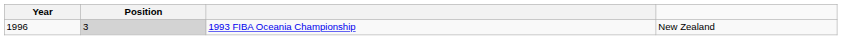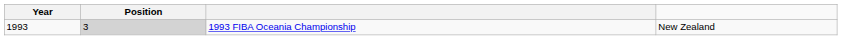(17, 27) 1996 -> (17, 27) 1993
